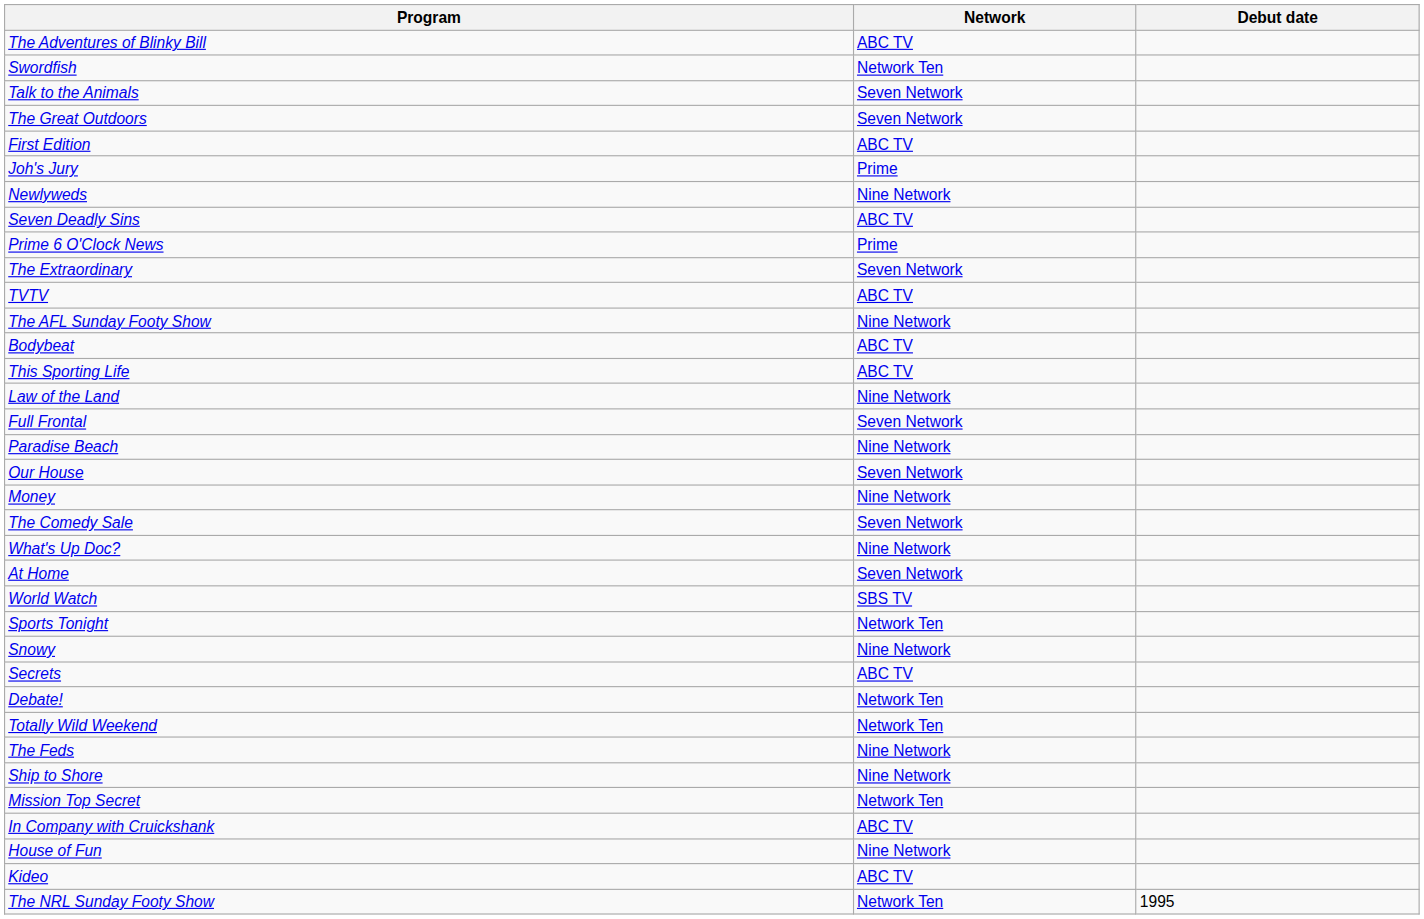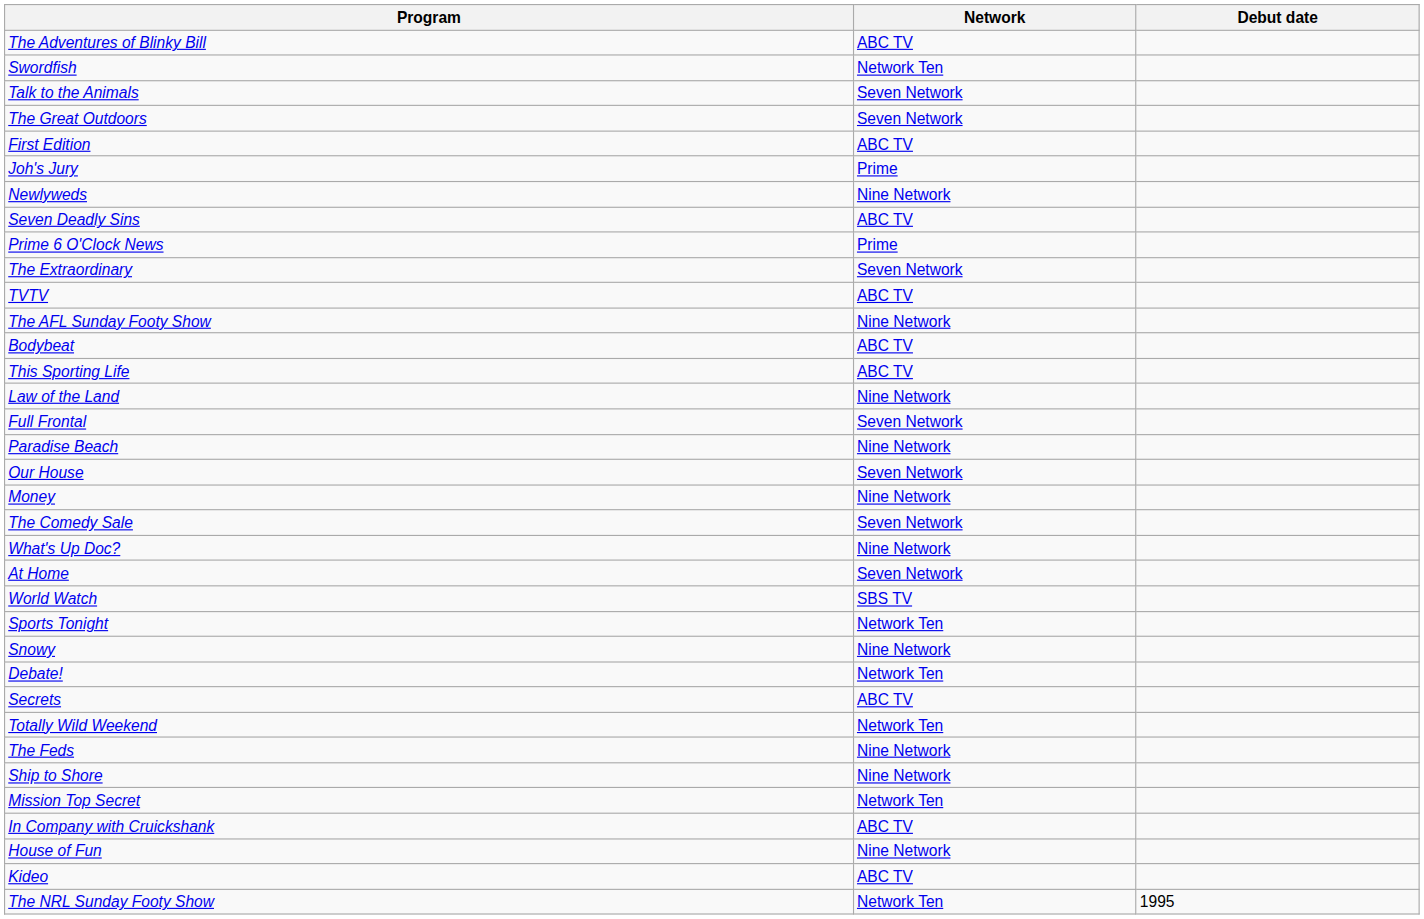rows swapped: (35, 674) <-> (36, 699)
